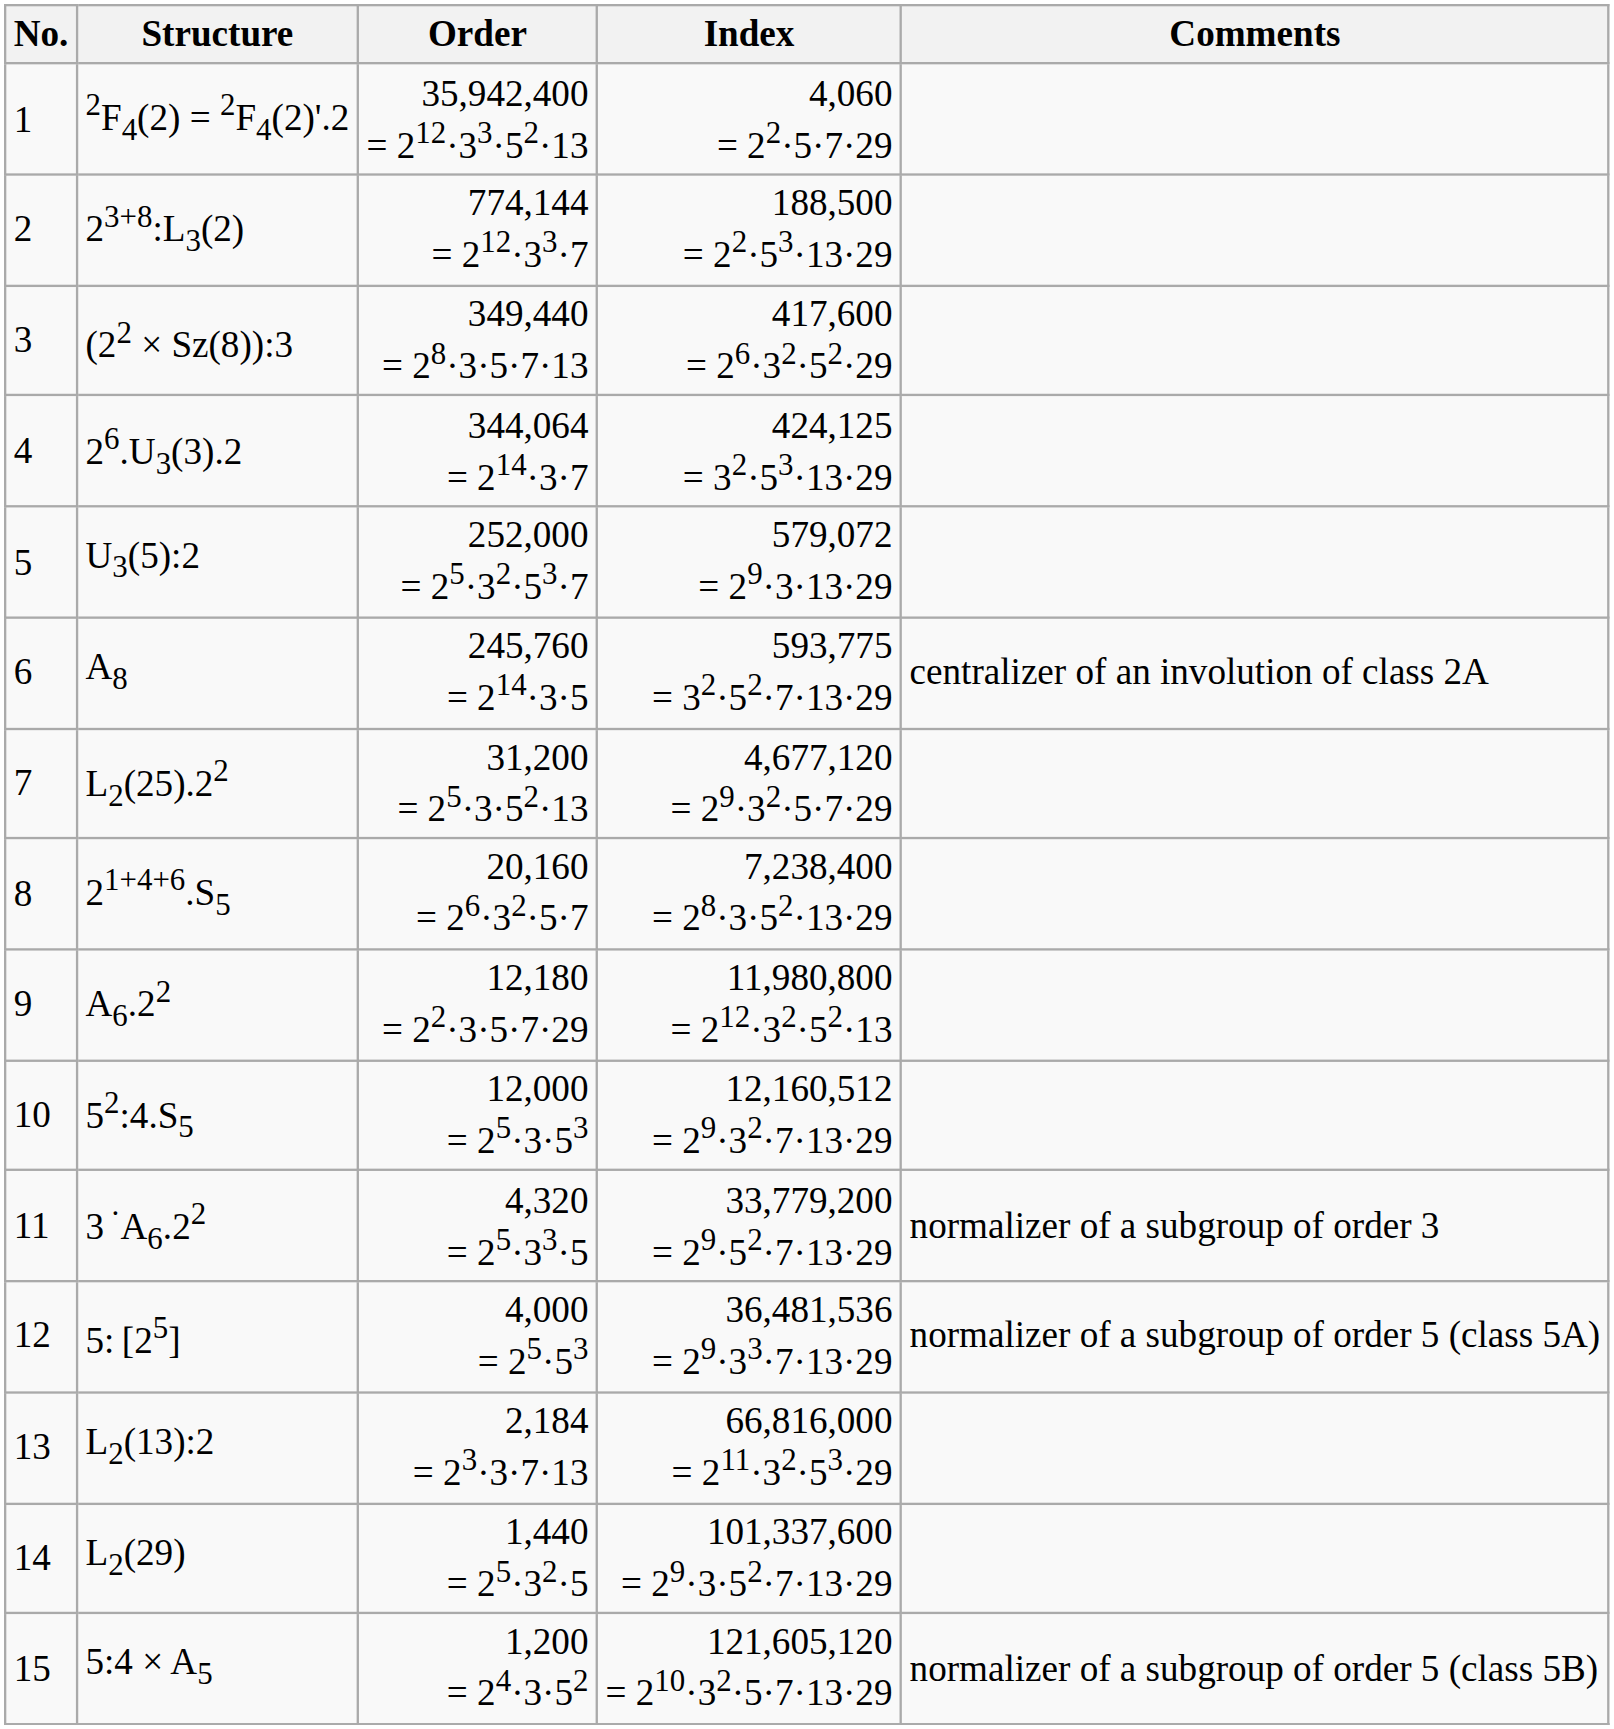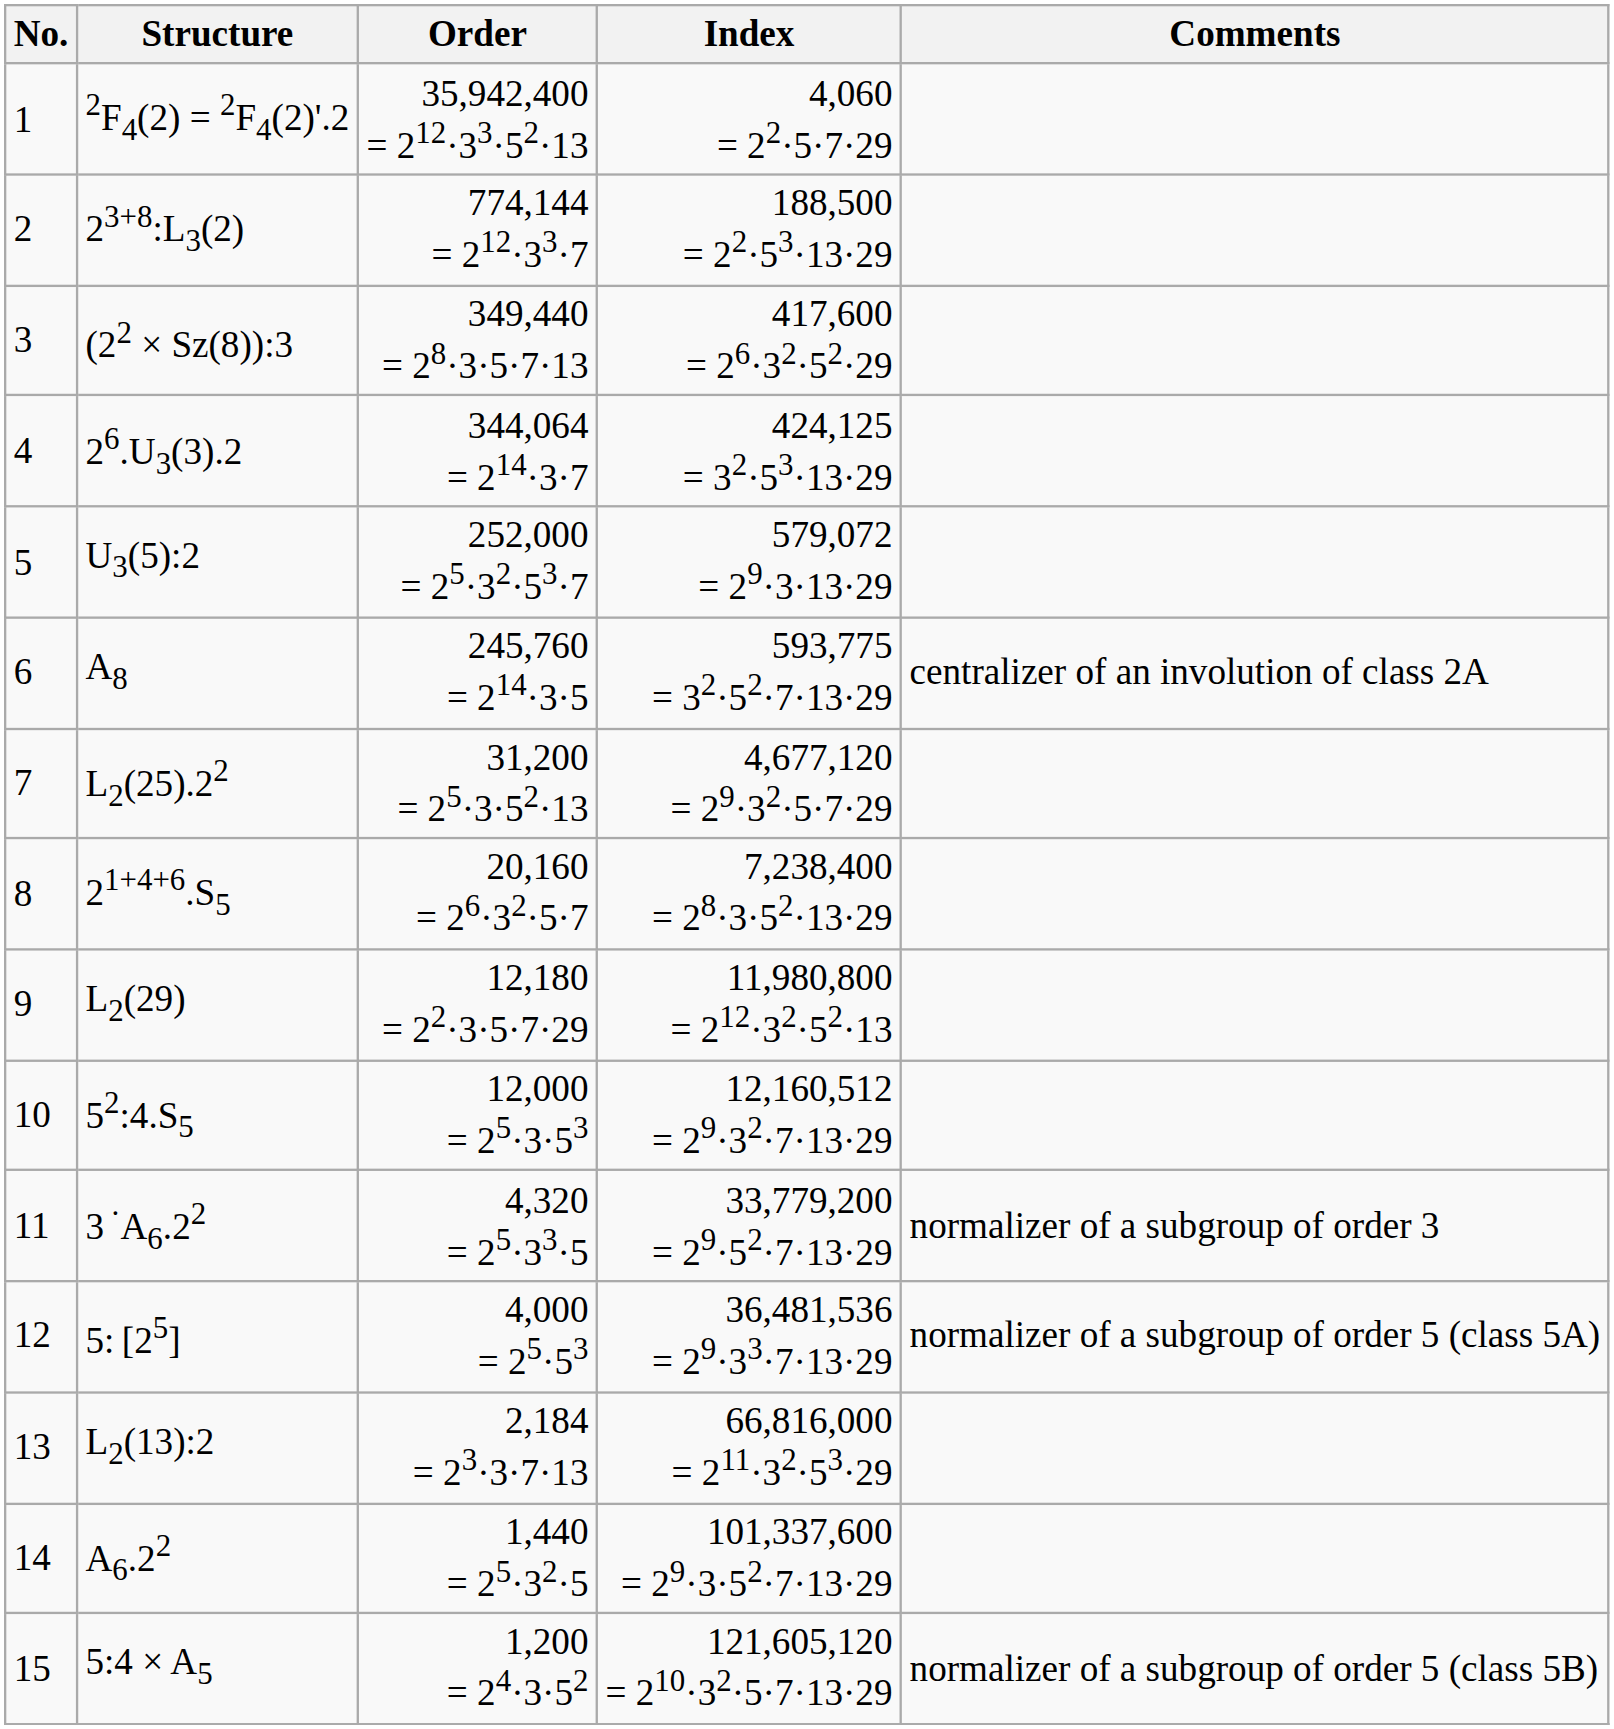(128, 1004) A6.22 -> (135, 1004) L2(29)
(135, 1557) L2(29) -> (128, 1557) A6.22
